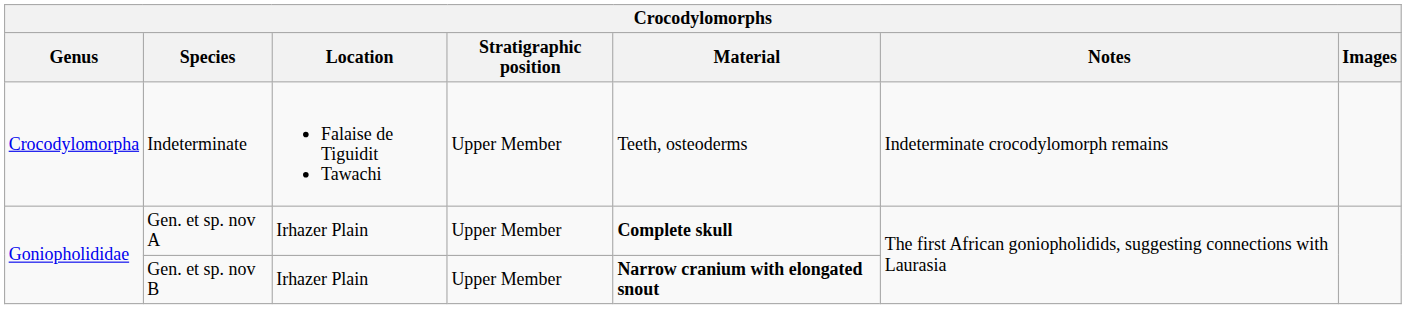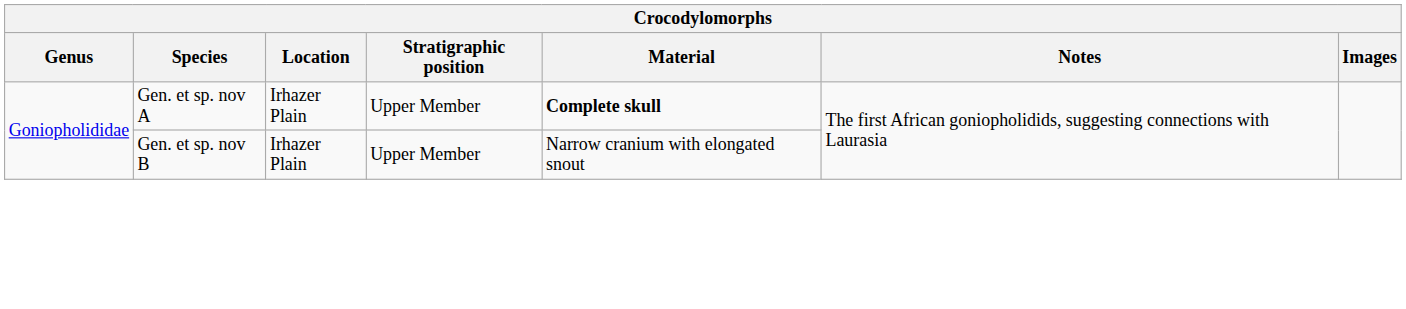- row: (197, 143)
(740, 279) bold -> (660, 154) normal
